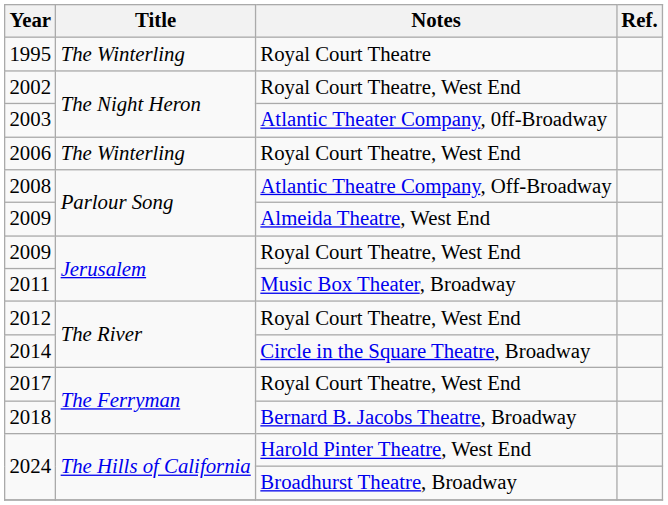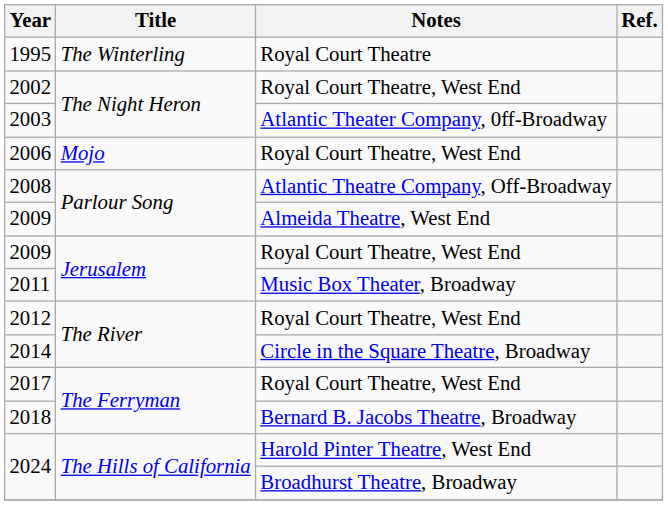(123, 152) The Winterling -> (83, 152) Mojo
